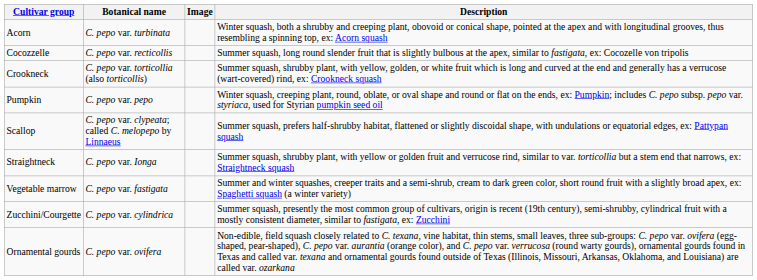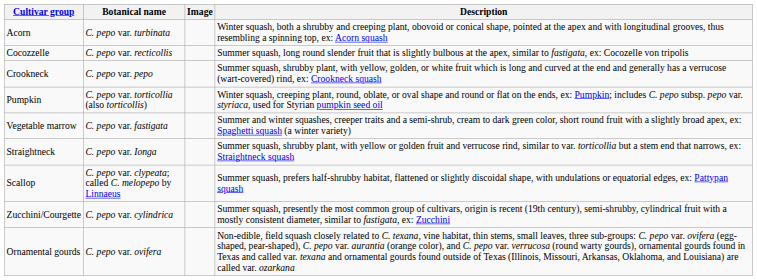(129, 73) C. pepo var. torticollia (also torticollis) -> (119, 73) C. pepo var. pepo
(119, 100) C. pepo var. pepo -> (129, 100) C. pepo var. torticollia (also torticollis)
rows swapped: (21, 131) <-> (42, 188)
